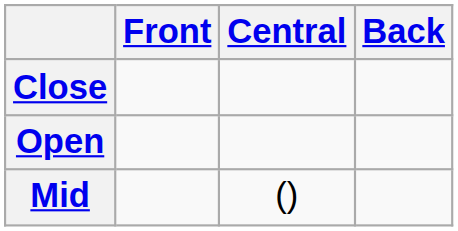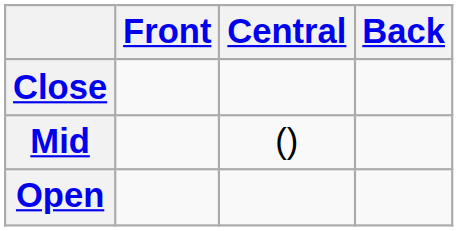rows swapped: (60, 196) <-> (60, 141)
